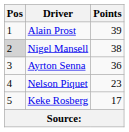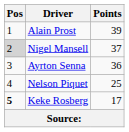(116, 48) 38 -> (116, 48) 37
(116, 83) 23 -> (116, 83) 25
(9, 101) normal -> (9, 101) bold
